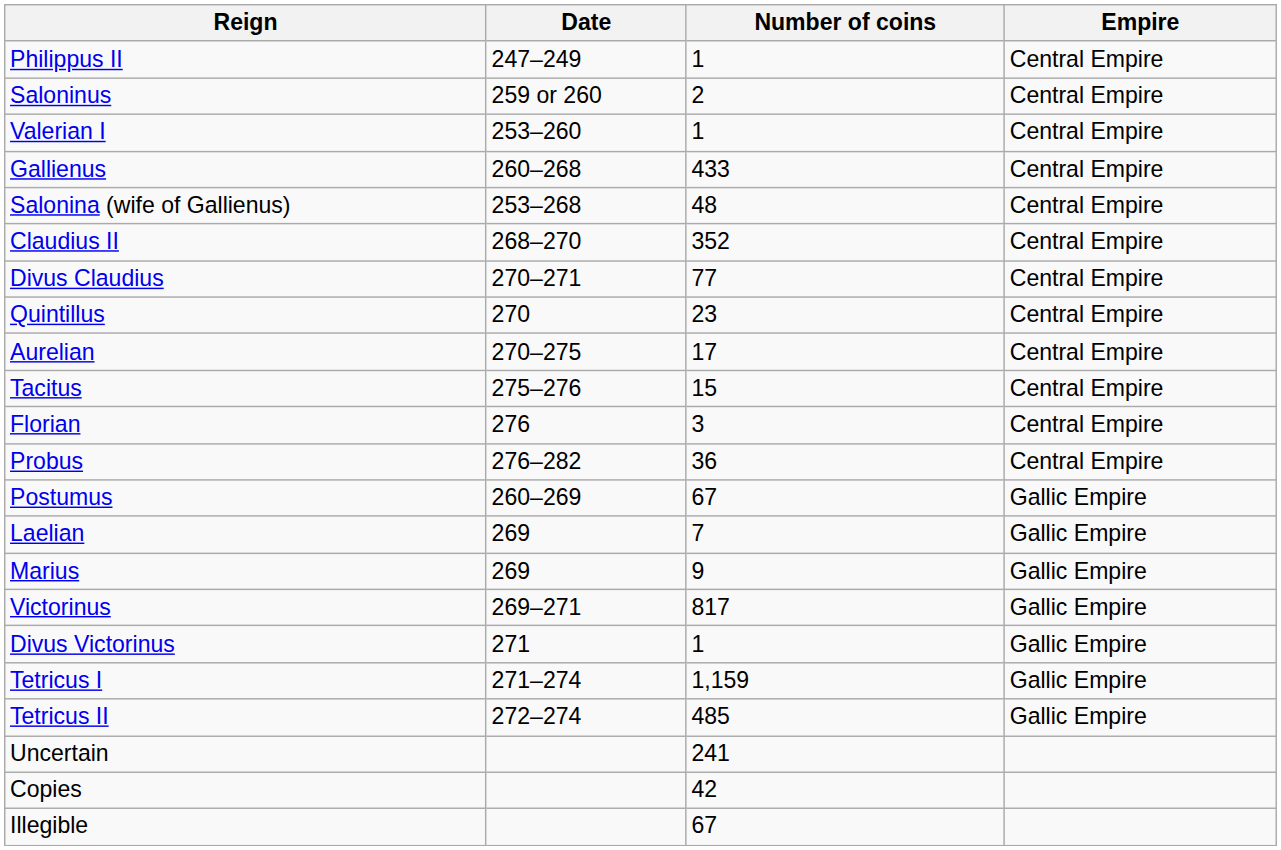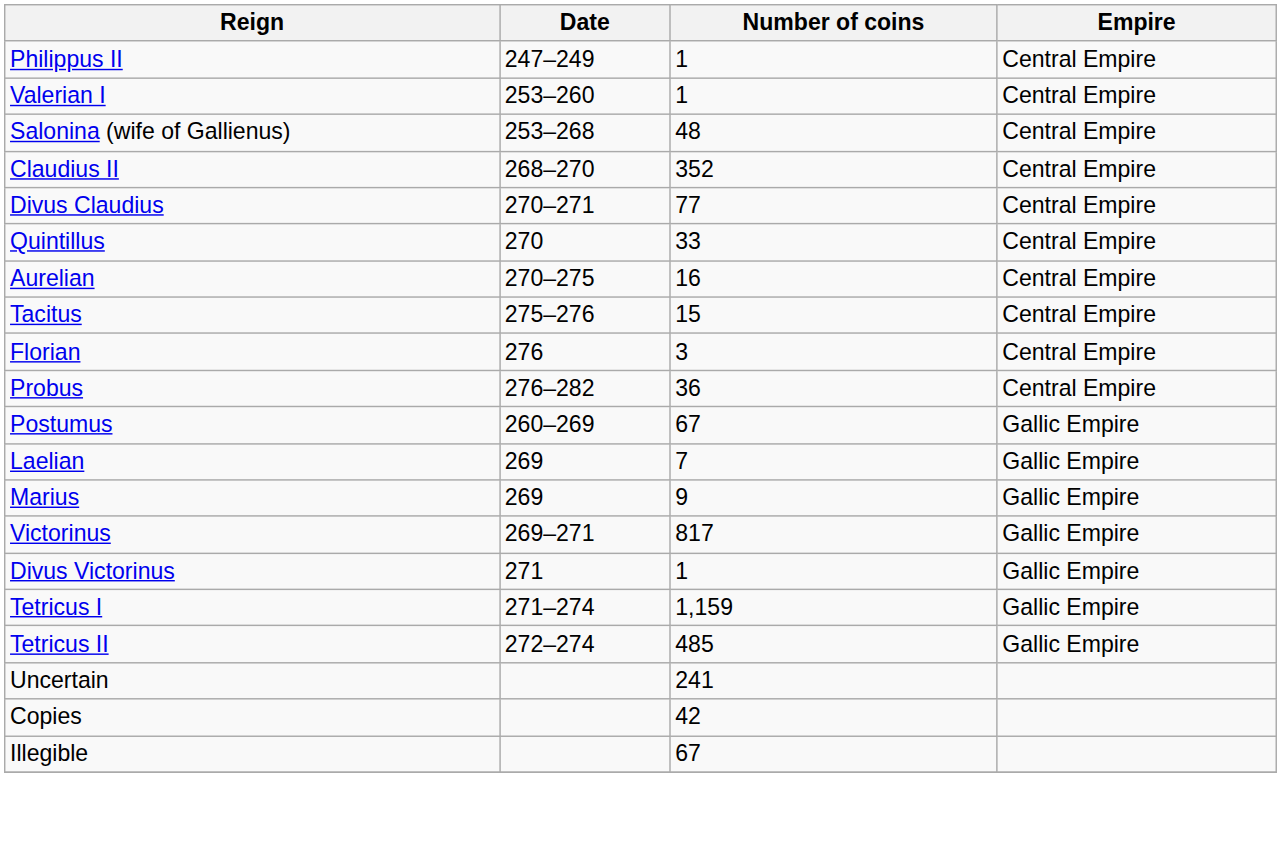- row: (61, 95)
- row: (58, 168)
(704, 315) 23 -> (688, 242) 33
(704, 351) 17 -> (688, 278) 16
